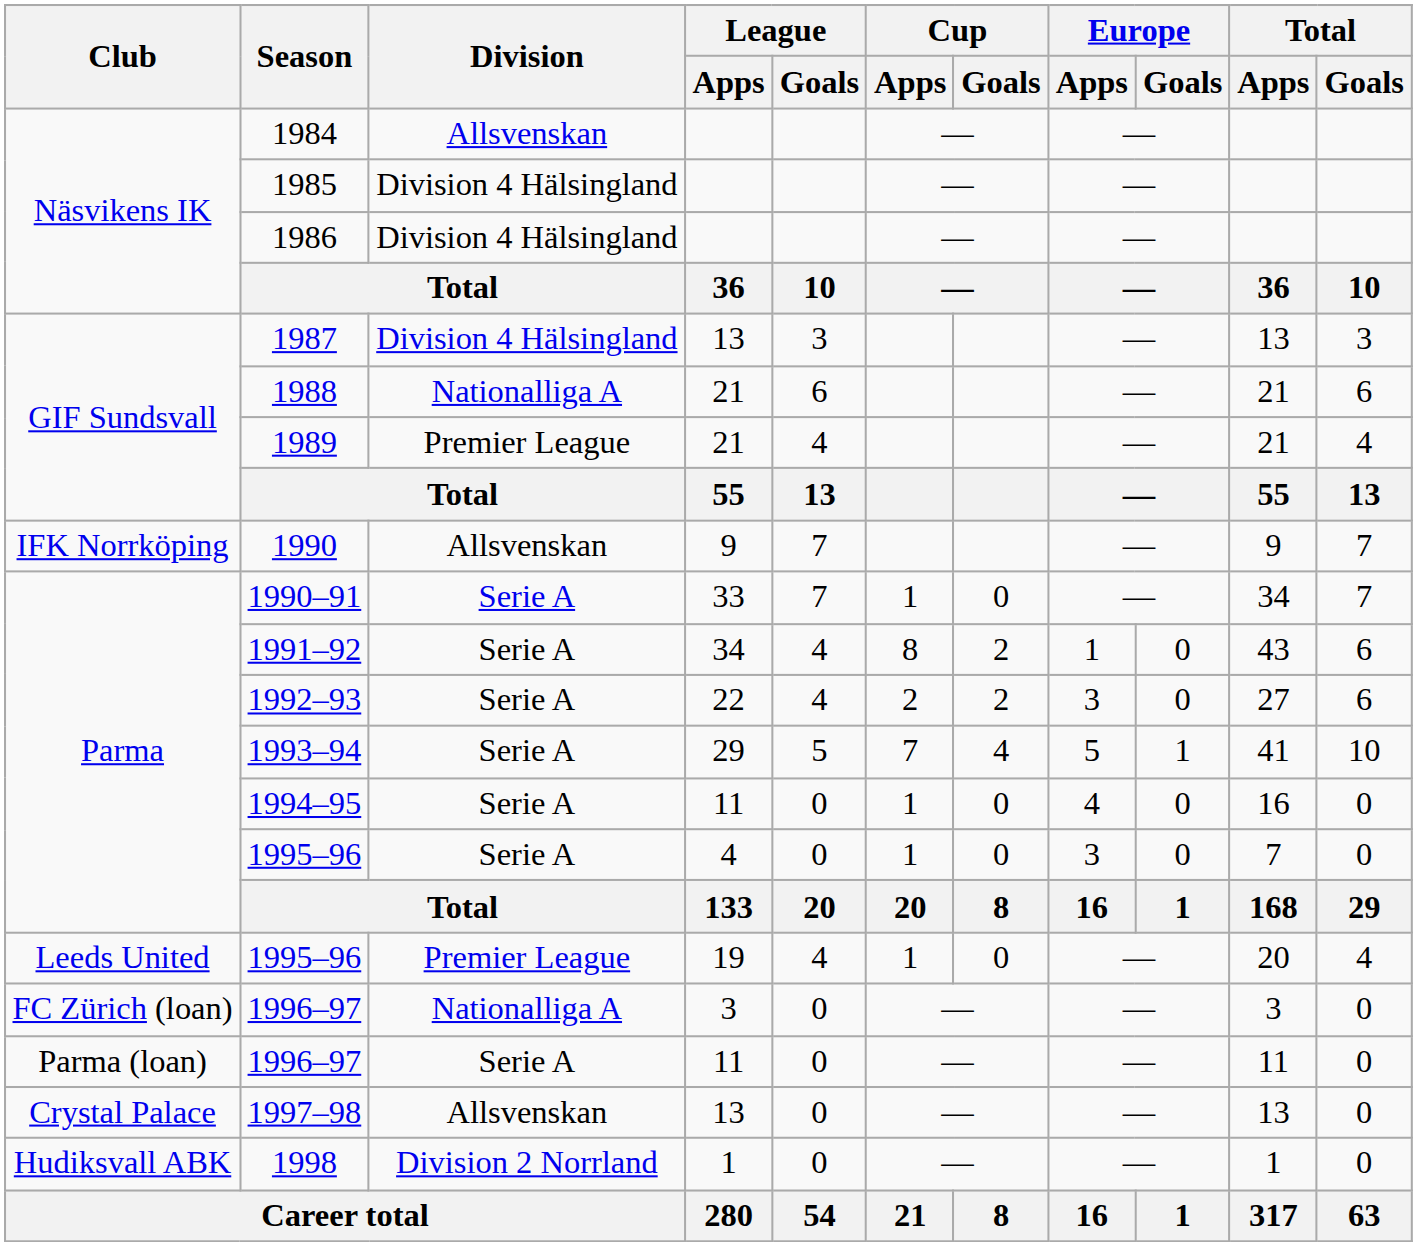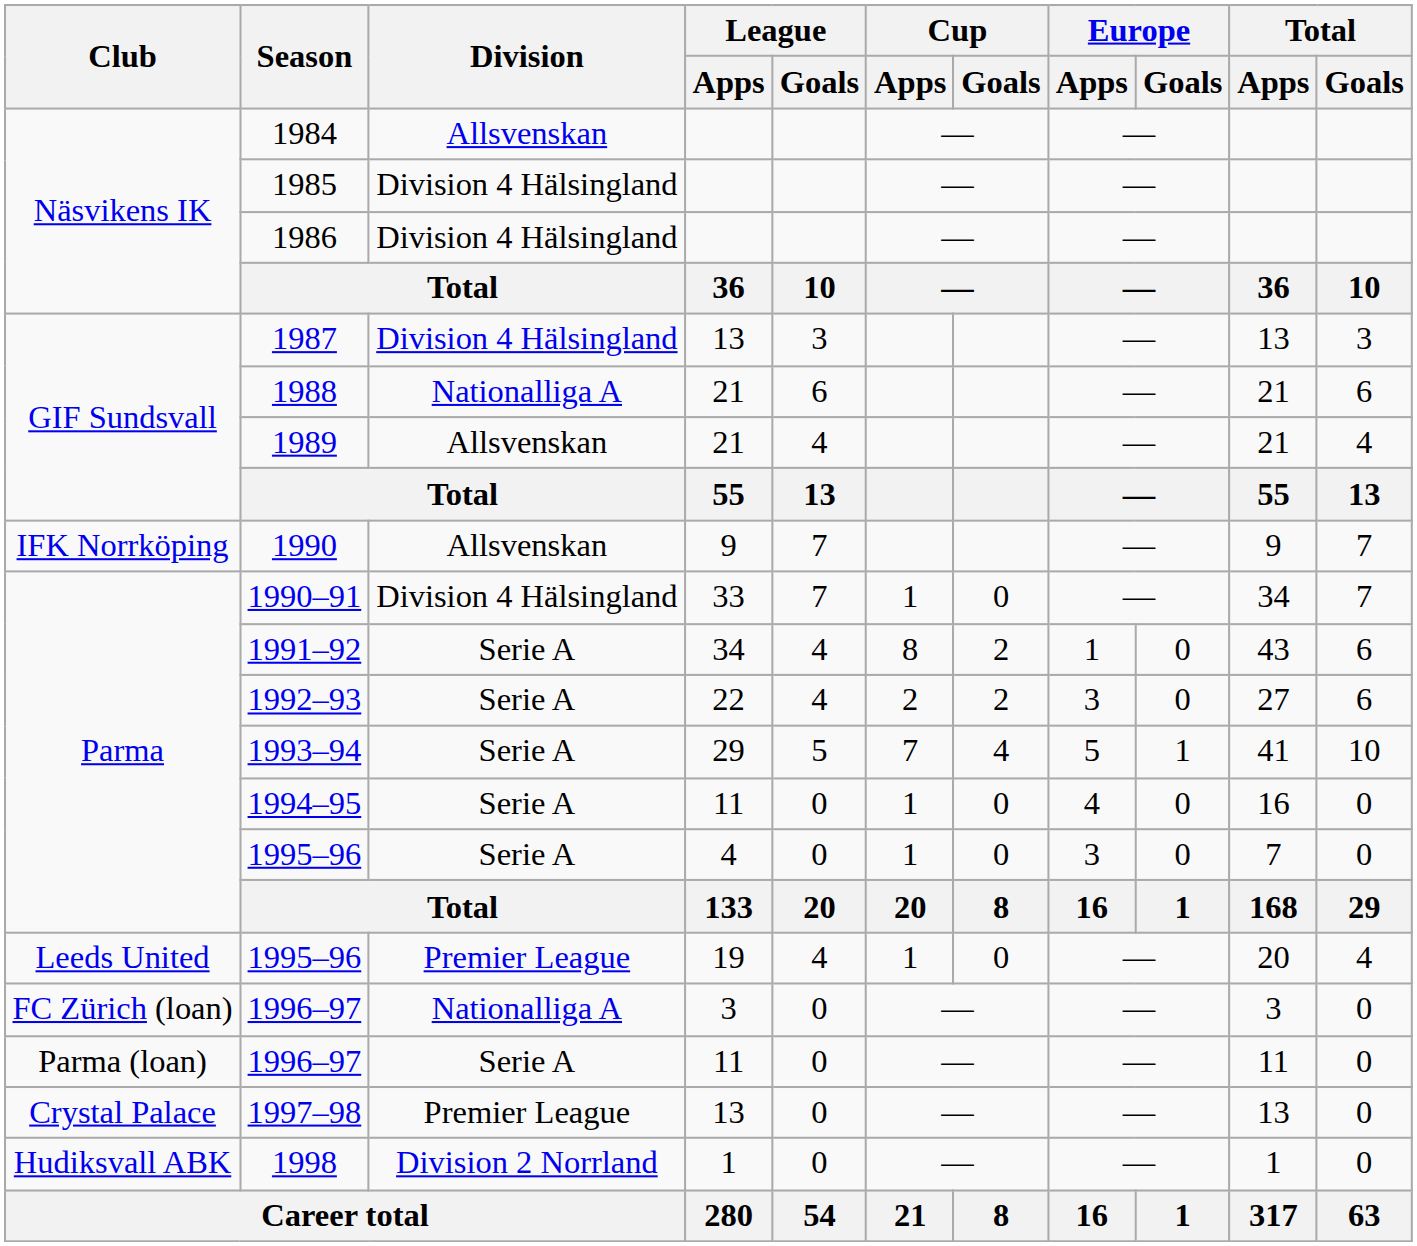(527, 442) Premier League -> (527, 442) Allsvenskan
(527, 596) Serie A -> (527, 596) Division 4 Hälsingland
(527, 1111) Allsvenskan -> (527, 1111) Premier League
